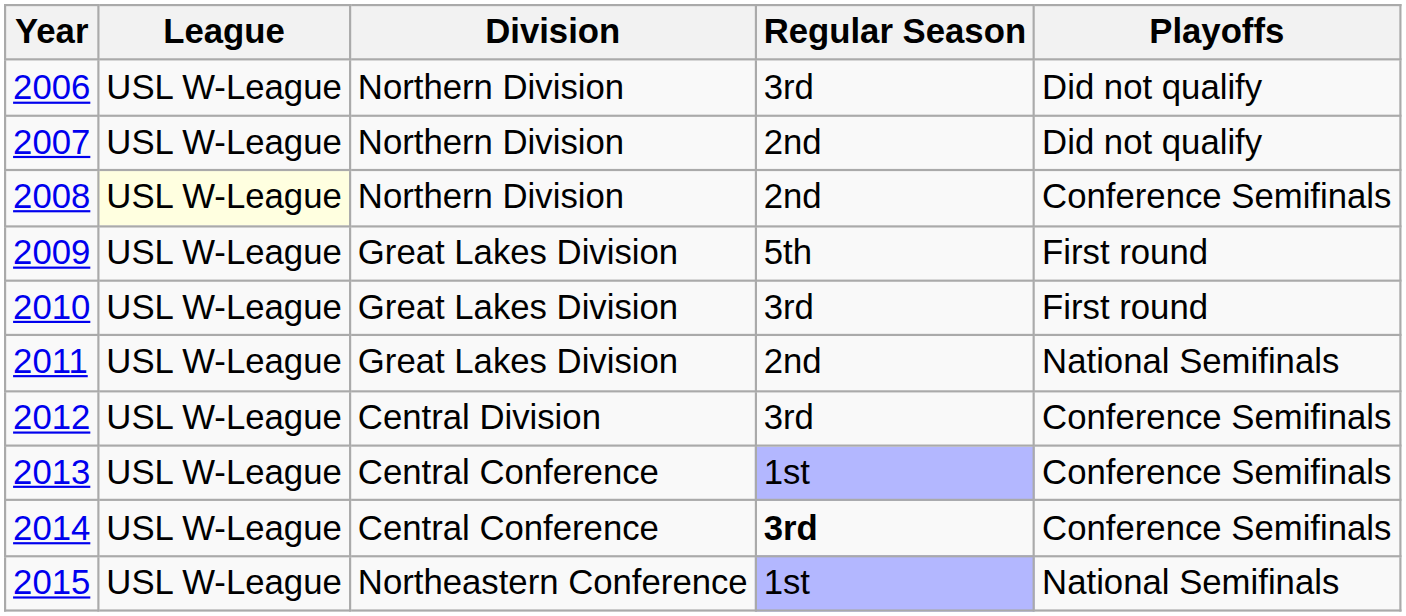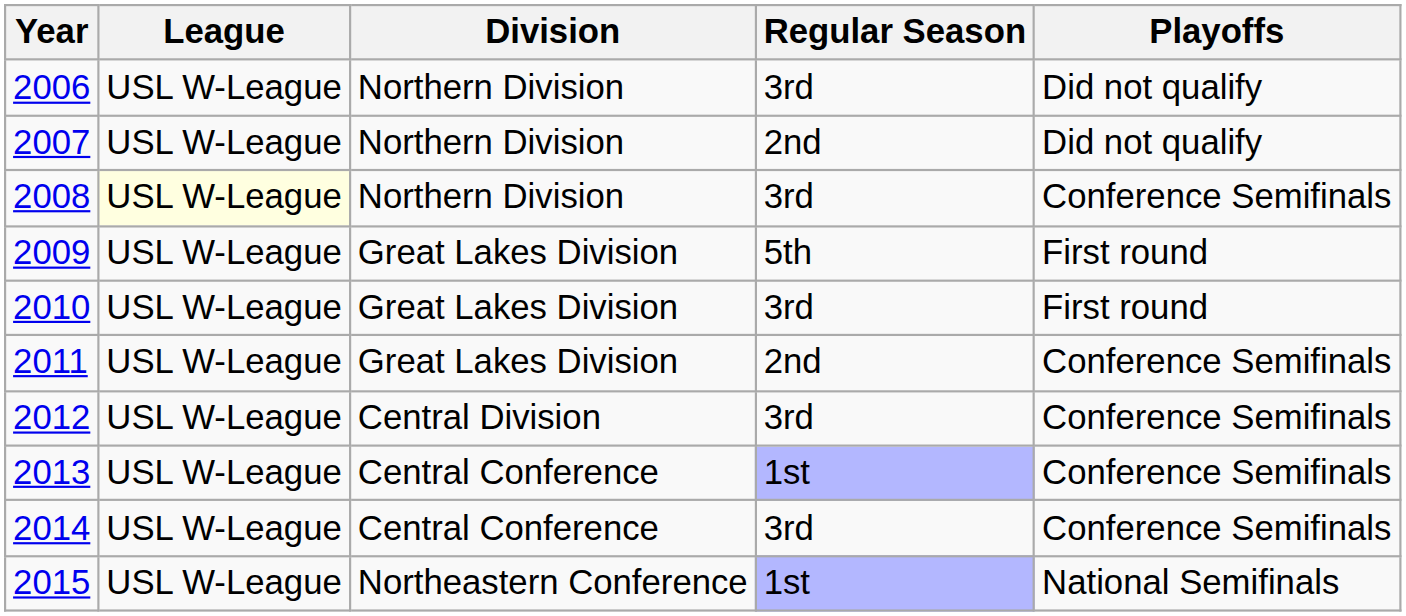(793, 197) 2nd -> (789, 197) 3rd
(1191, 362) National Semifinals -> (1217, 362) Conference Semifinals
(791, 527) bold -> (789, 527) normal
